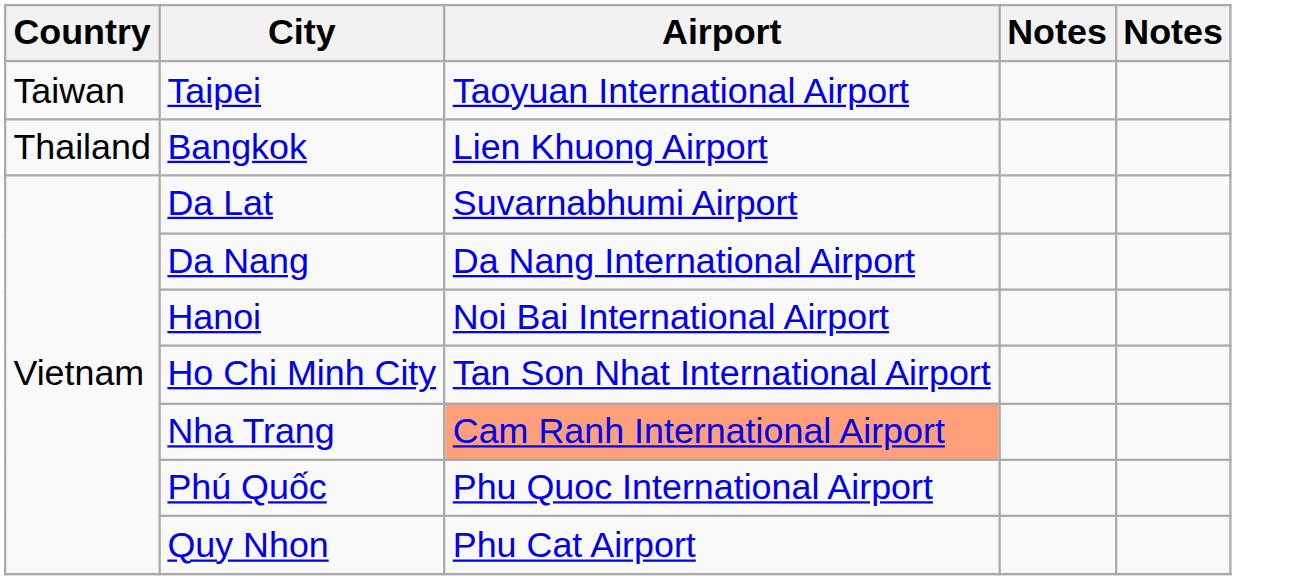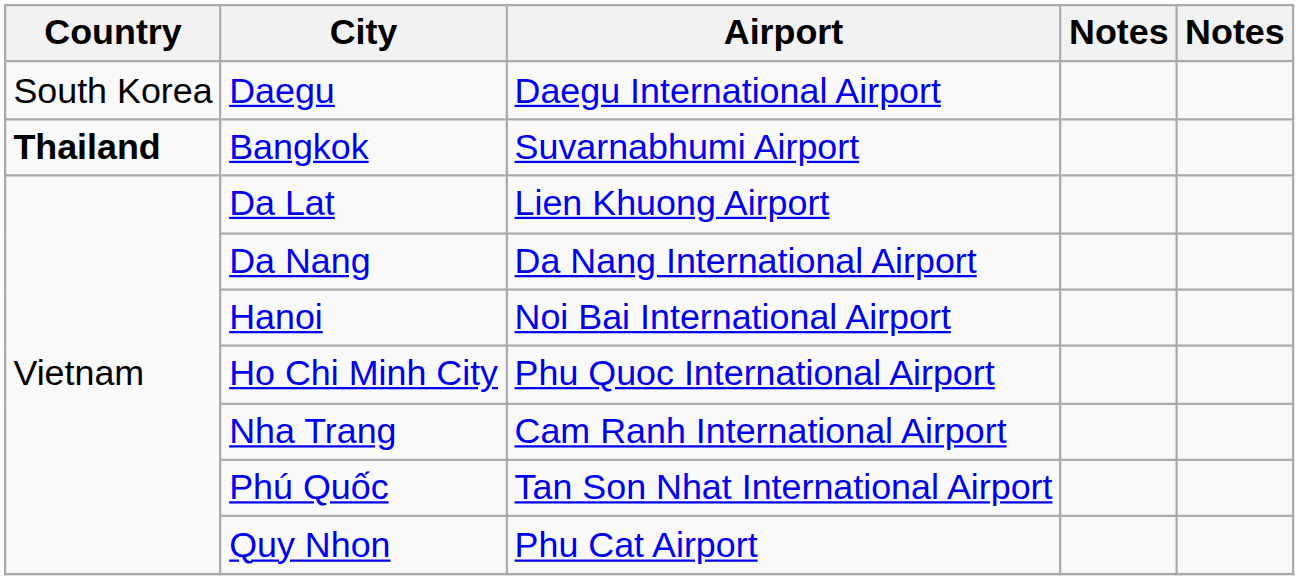+ row: (282, 89)
- row: (214, 89)
(82, 146) normal -> (87, 146) bold
(610, 146) Lien Khuong Airport -> (687, 146) Suvarnabhumi Airport
(625, 203) Suvarnabhumi Airport -> (672, 203) Lien Khuong Airport
(722, 373) Tan Son Nhat International Airport -> (755, 373) Phu Quoc International Airport
(699, 430) lightsalmon background -> (761, 430) no background
(693, 487) Phu Quoc International Airport -> (784, 487) Tan Son Nhat International Airport
